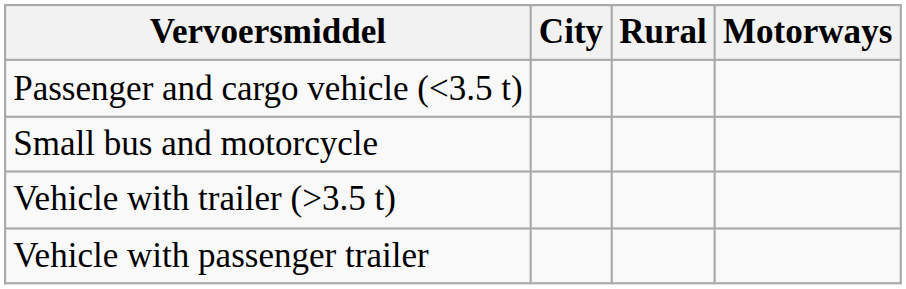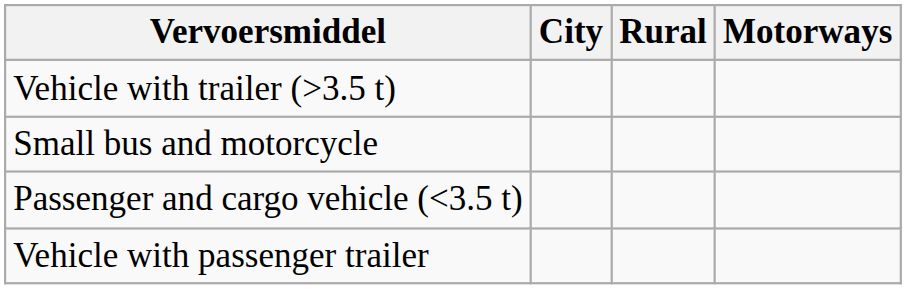rows swapped: (268, 87) <-> (205, 198)
